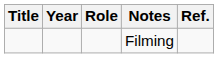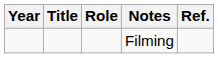columns swapped: (62, 16) <-> (23, 16)
